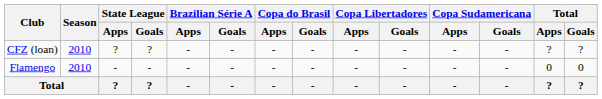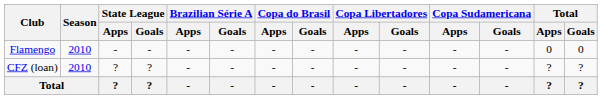rows swapped: (32, 67) <-> (32, 49)
